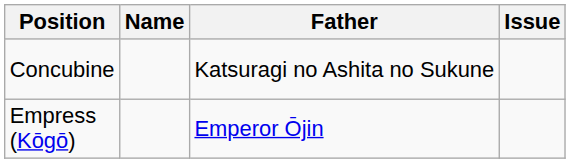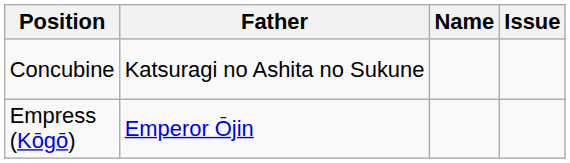columns swapped: (154, 21) <-> (344, 21)
